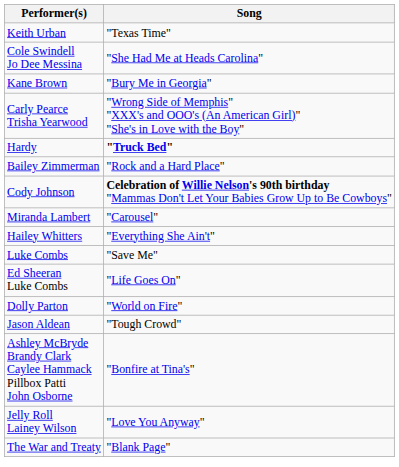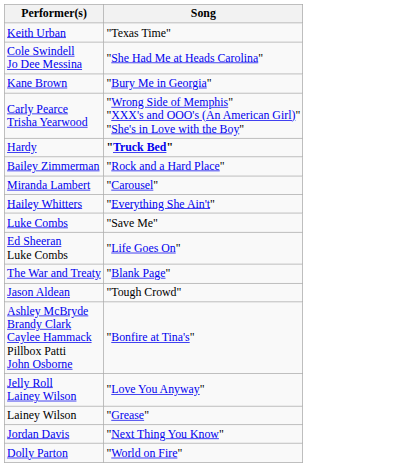- row: (41, 191)
rows swapped: (54, 447) <-> (38, 305)
+ row: (42, 415)
+ row: (38, 434)
